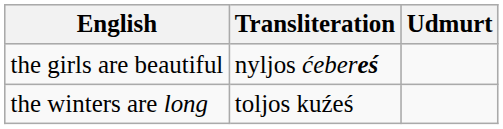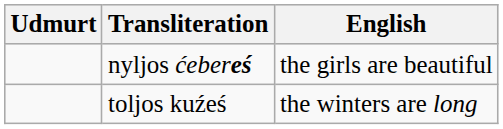columns swapped: (450, 24) <-> (117, 24)
